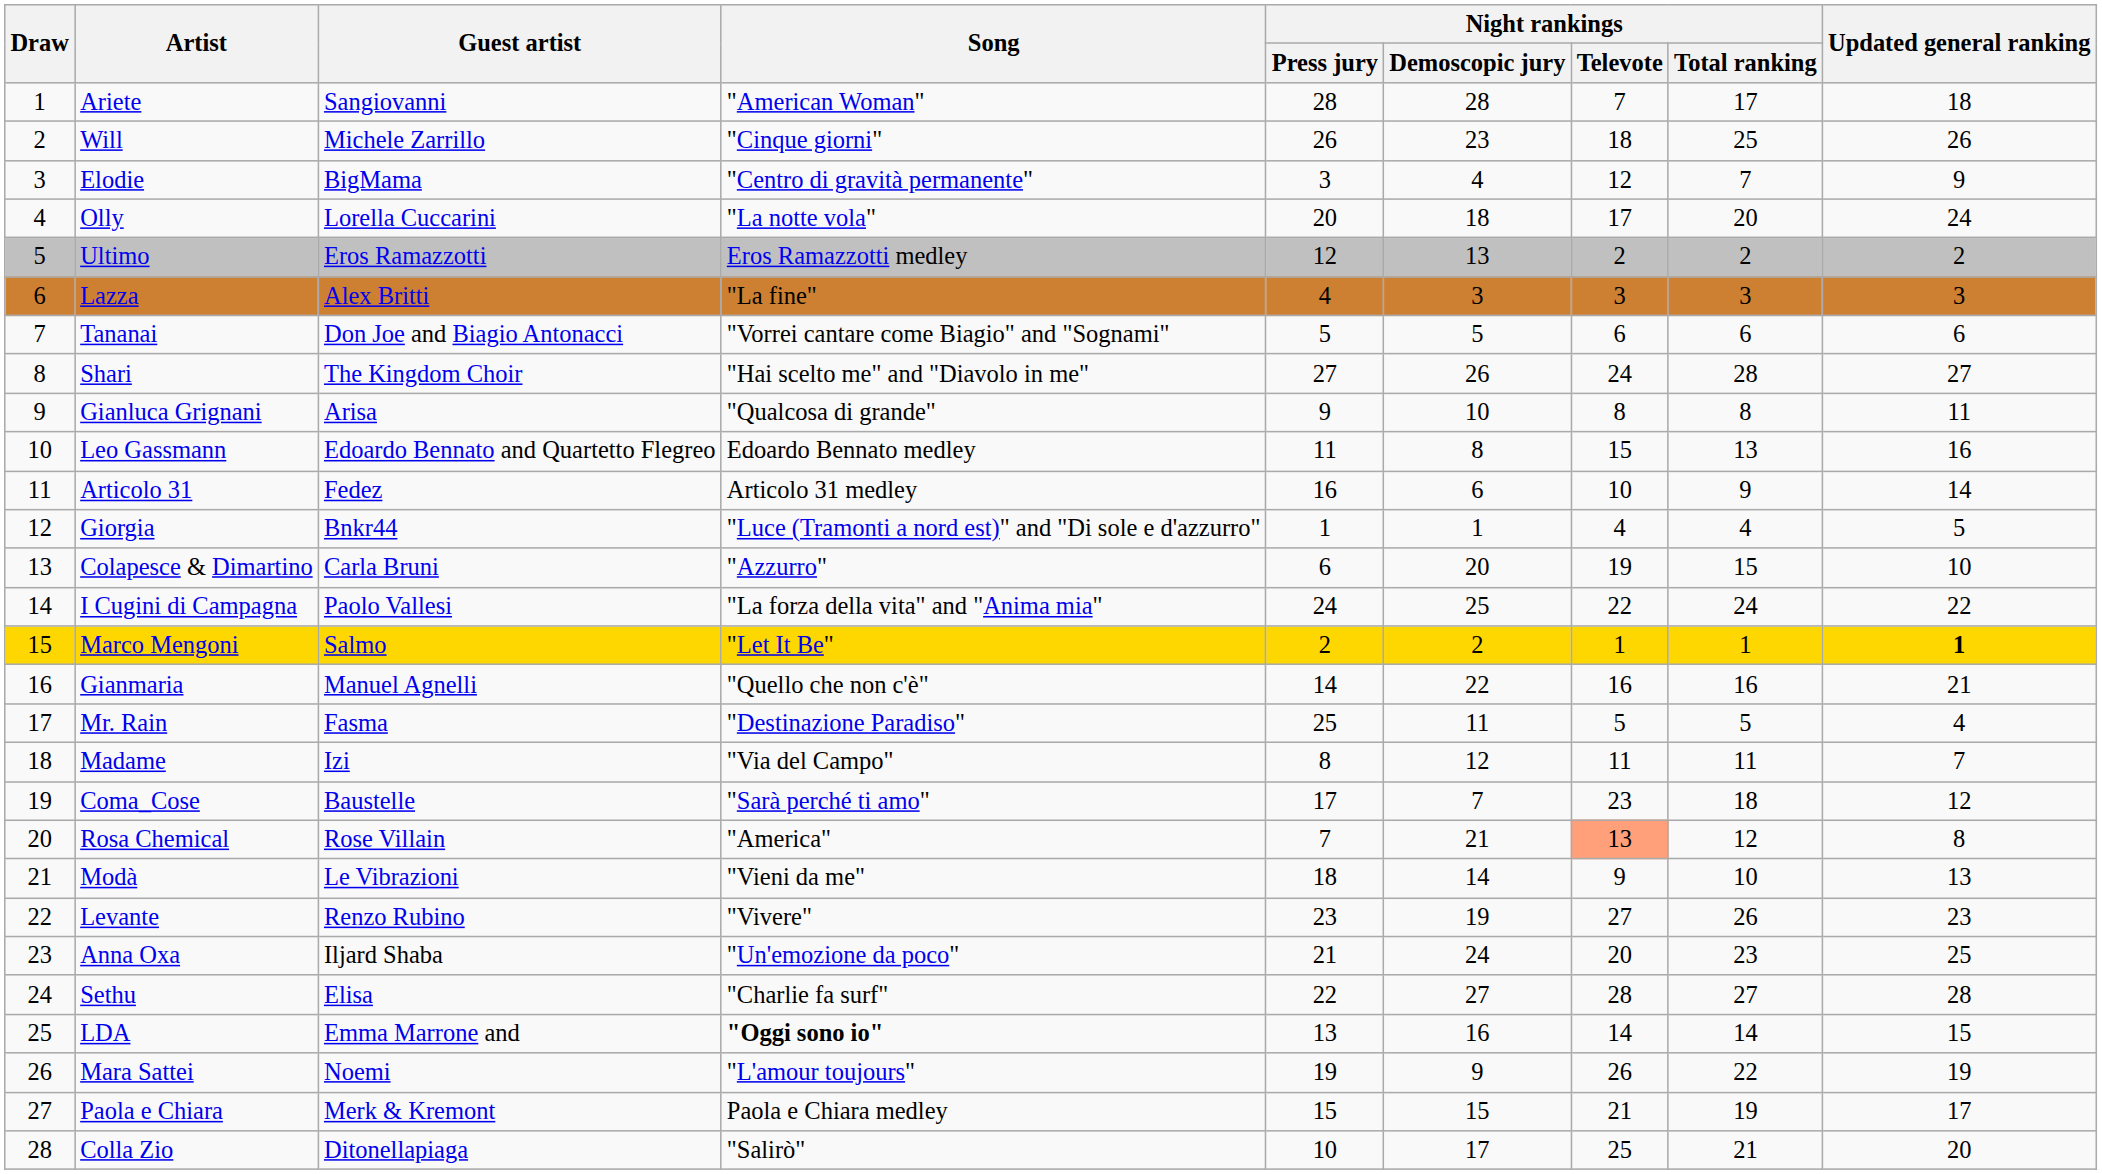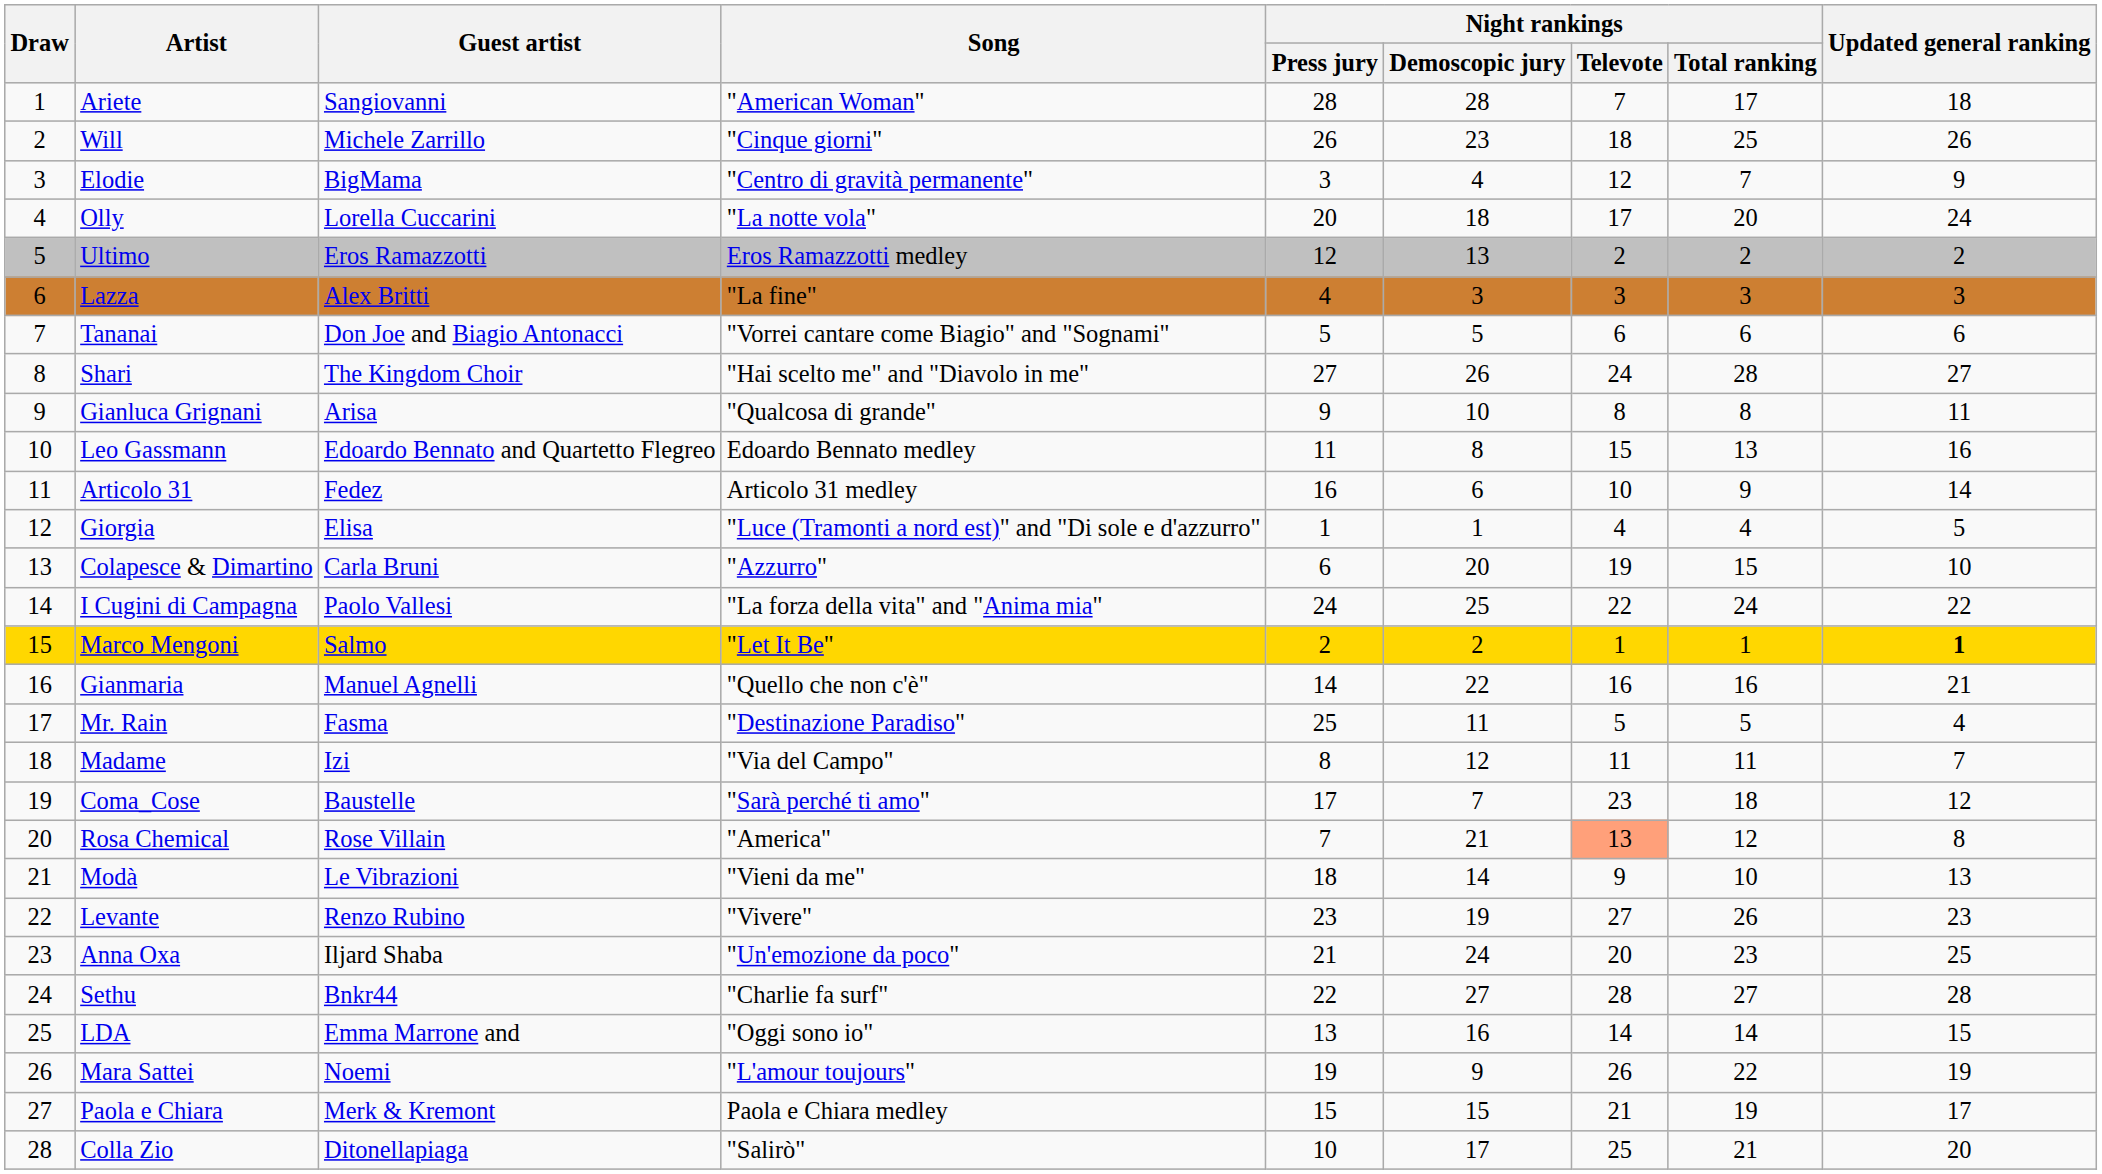(361, 528) Bnkr44 -> (348, 528) Elisa
(348, 994) Elisa -> (361, 994) Bnkr44
(805, 1033) bold -> (800, 1033) normal
